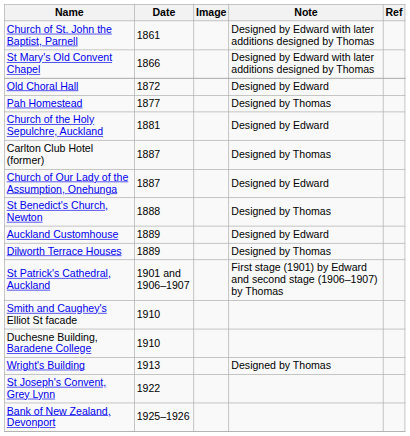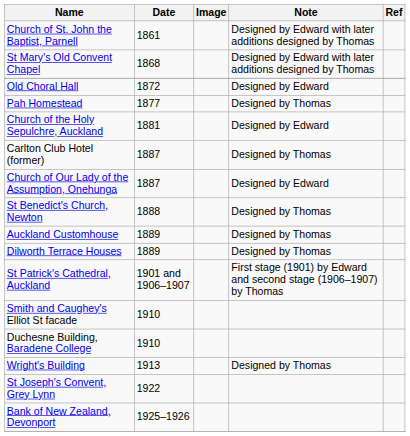(148, 64) 1866 -> (148, 64) 1868
(280, 234) Designed by Edward -> (281, 234) Designed by Thomas
